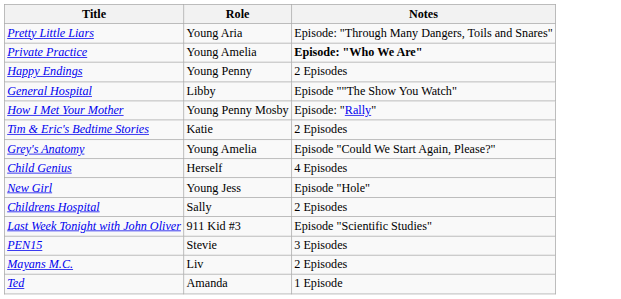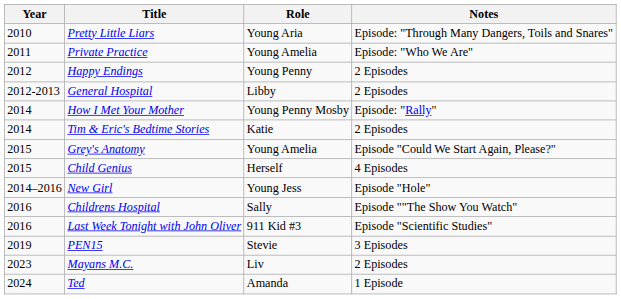+ column: (35, 14)
(358, 52) bold -> (414, 52) normal
(376, 91) Episode ""The Show You Watch" -> (381, 91) 2 Episodes
(321, 206) 2 Episodes -> (436, 206) Episode ""The Show You Watch"
